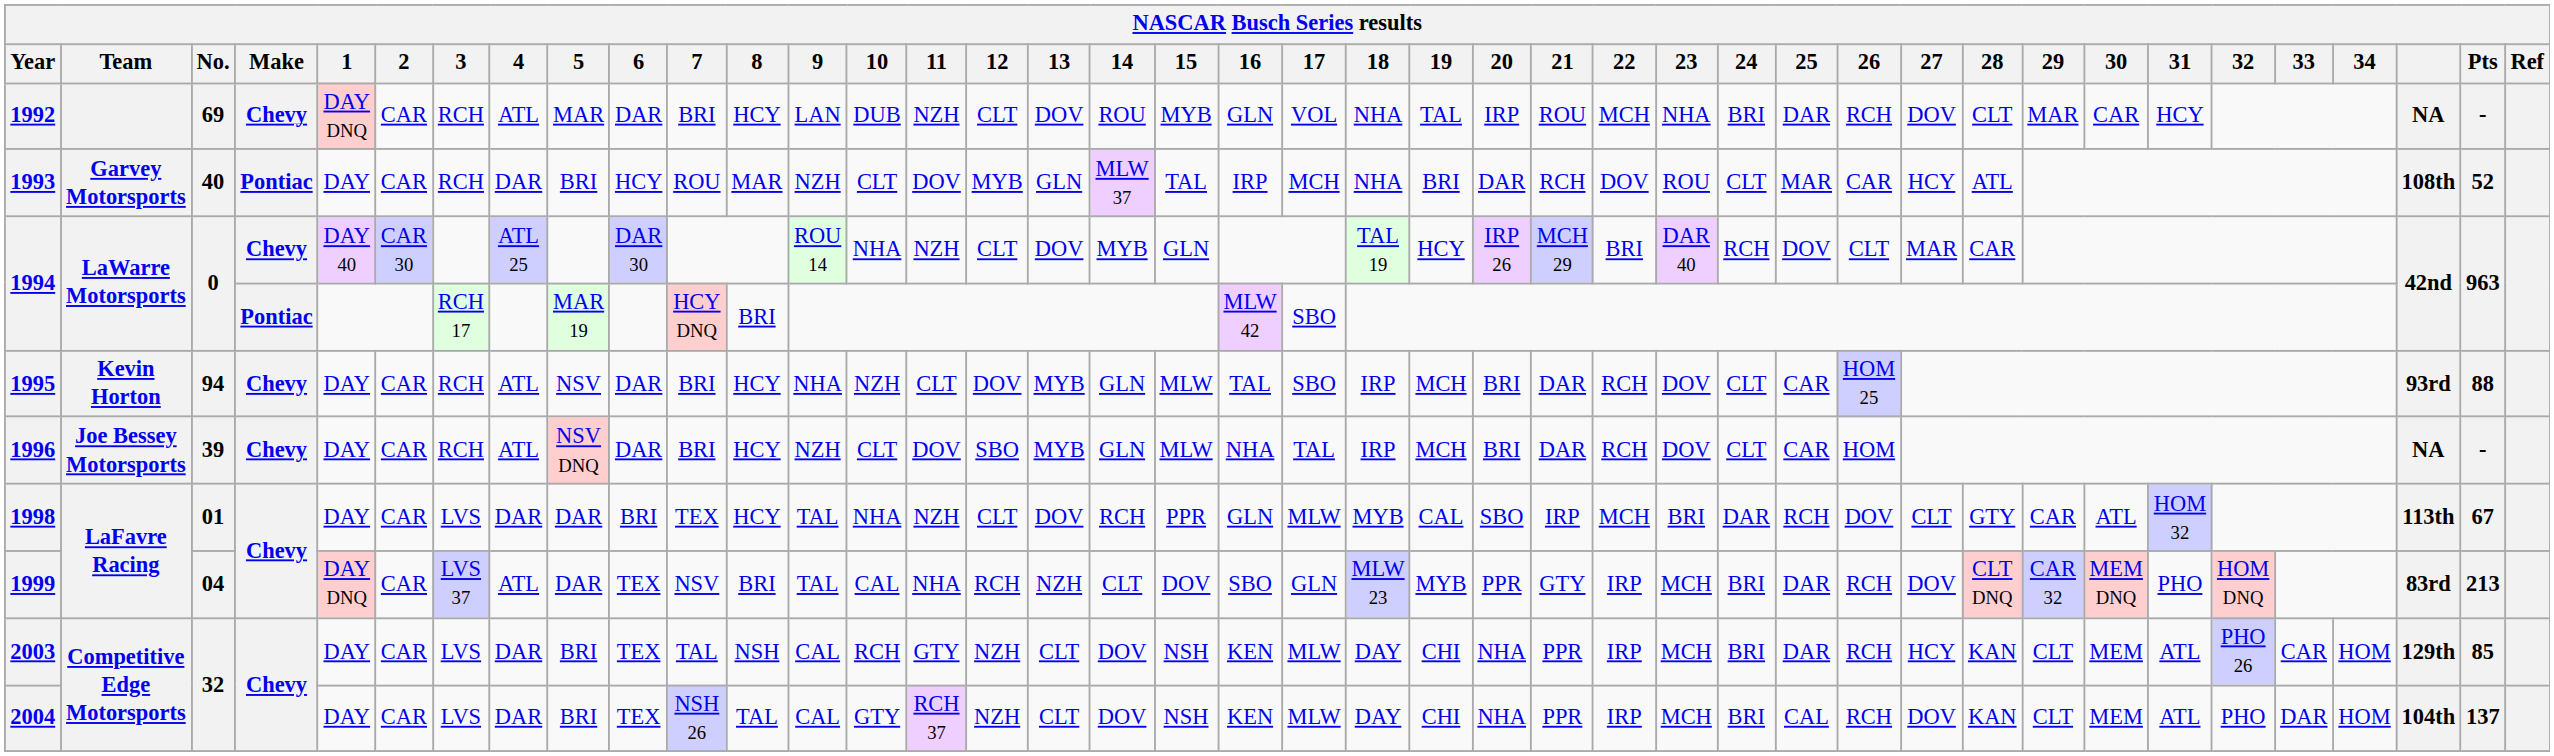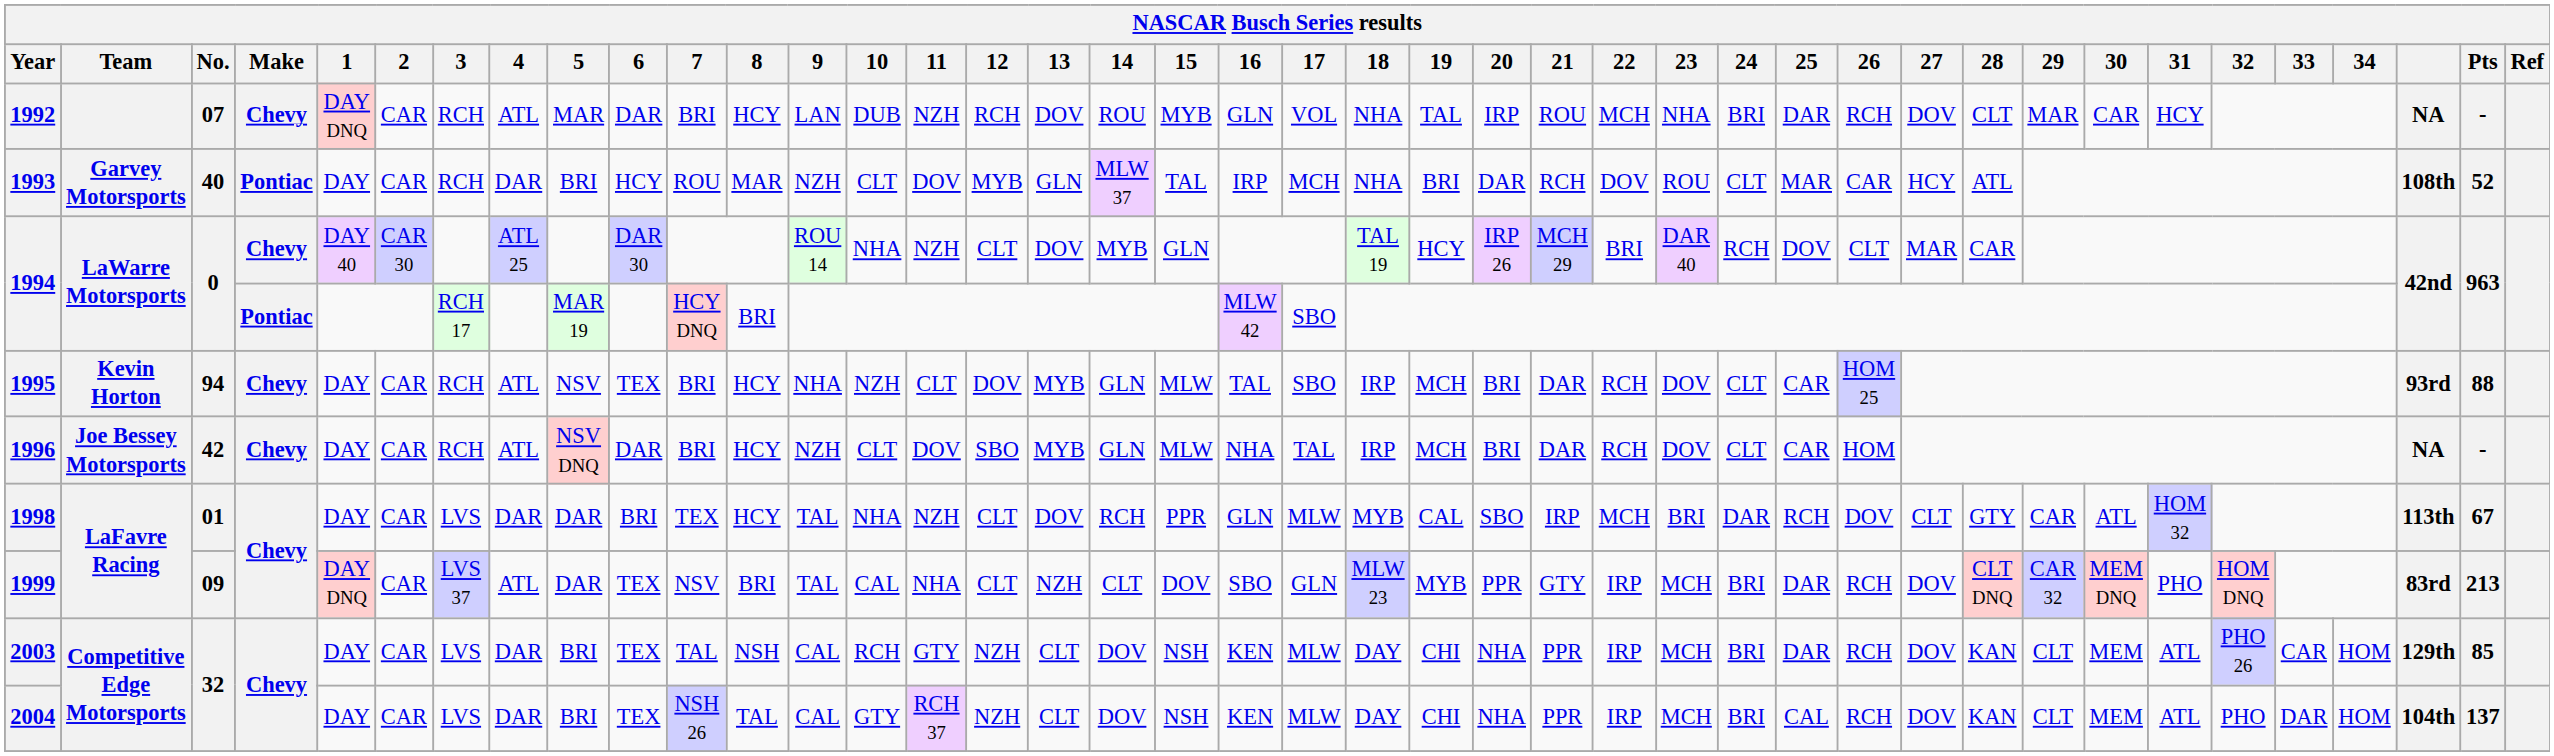(213, 115) 69 -> (213, 115) 07
(997, 115) CLT -> (997, 115) RCH
(639, 383) DAR -> (639, 383) TEX
(213, 450) 39 -> (213, 450) 42
(213, 584) 04 -> (213, 584) 09
(997, 584) RCH -> (997, 584) CLT
(1932, 650) HCY -> (1932, 650) DOV
